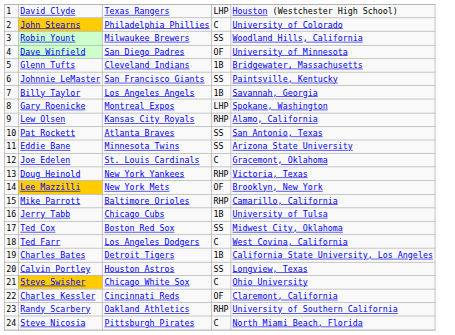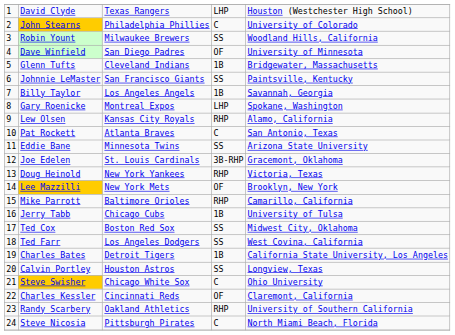(219, 133) SS -> (216, 133) C
(216, 160) C -> (229, 160) 3B-RHP
(216, 242) C -> (219, 242) SS
